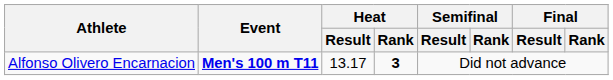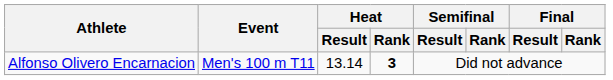(260, 63) bold -> (258, 63) normal
(348, 63) 13.17 -> (344, 63) 13.14
